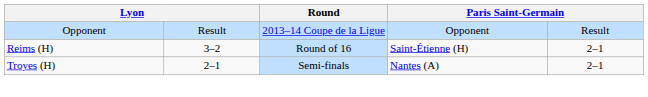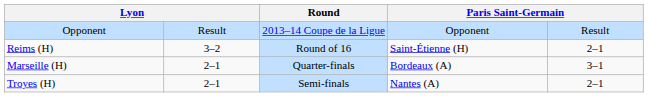+ row: (37, 65)
